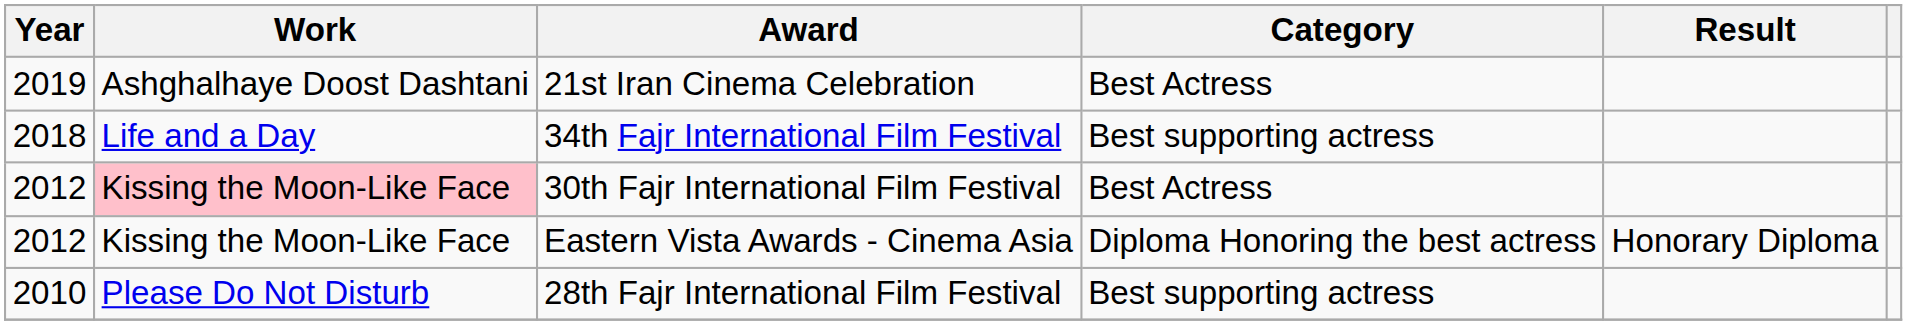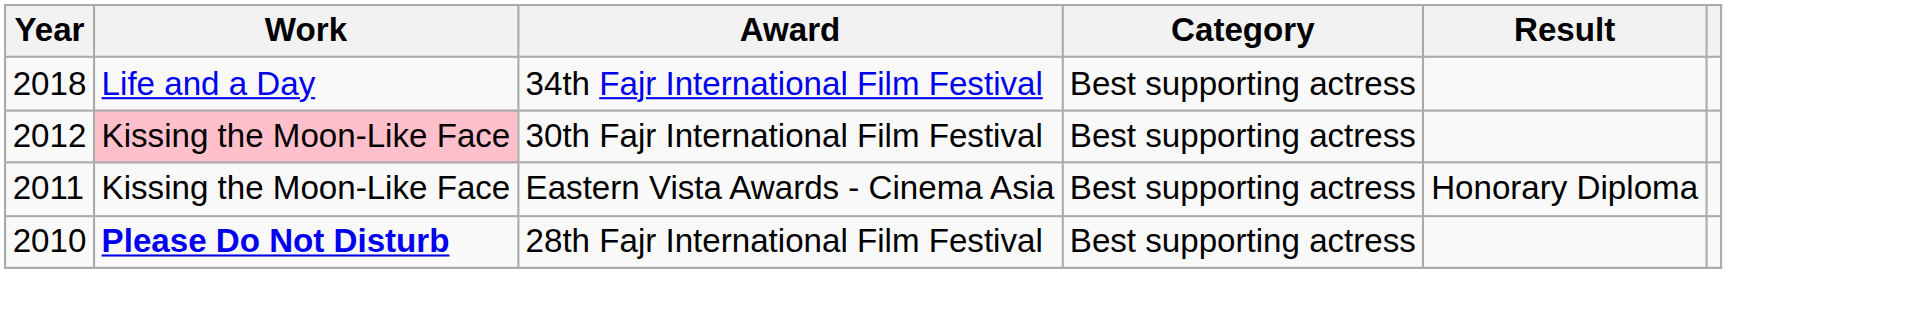- row: (759, 83)
(1180, 188) Best Actress -> (1243, 135) Best supporting actress
(50, 240) 2012 -> (48, 188) 2011
(1342, 240) Diploma Honoring the best actress -> (1243, 188) Best supporting actress
(265, 293) normal -> (276, 240) bold
